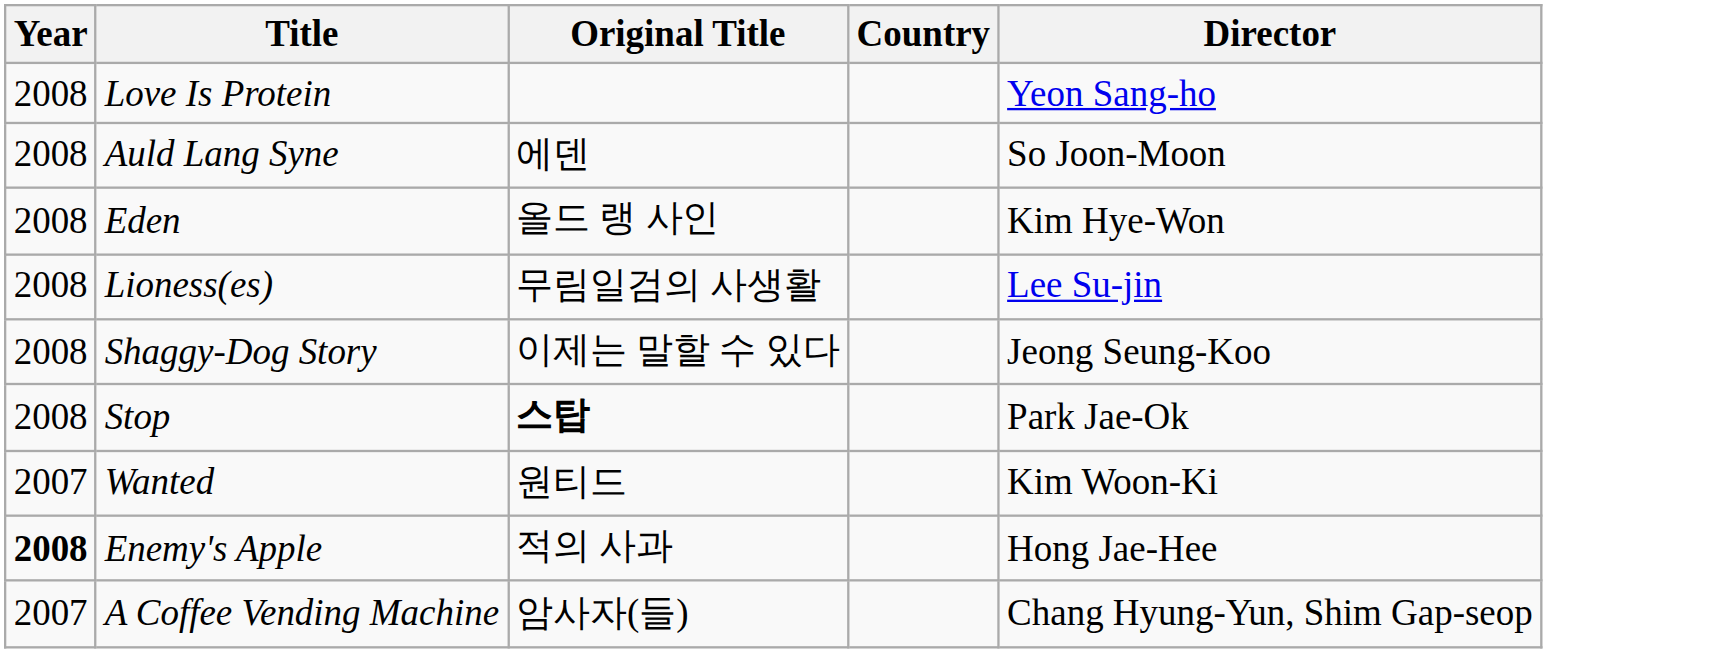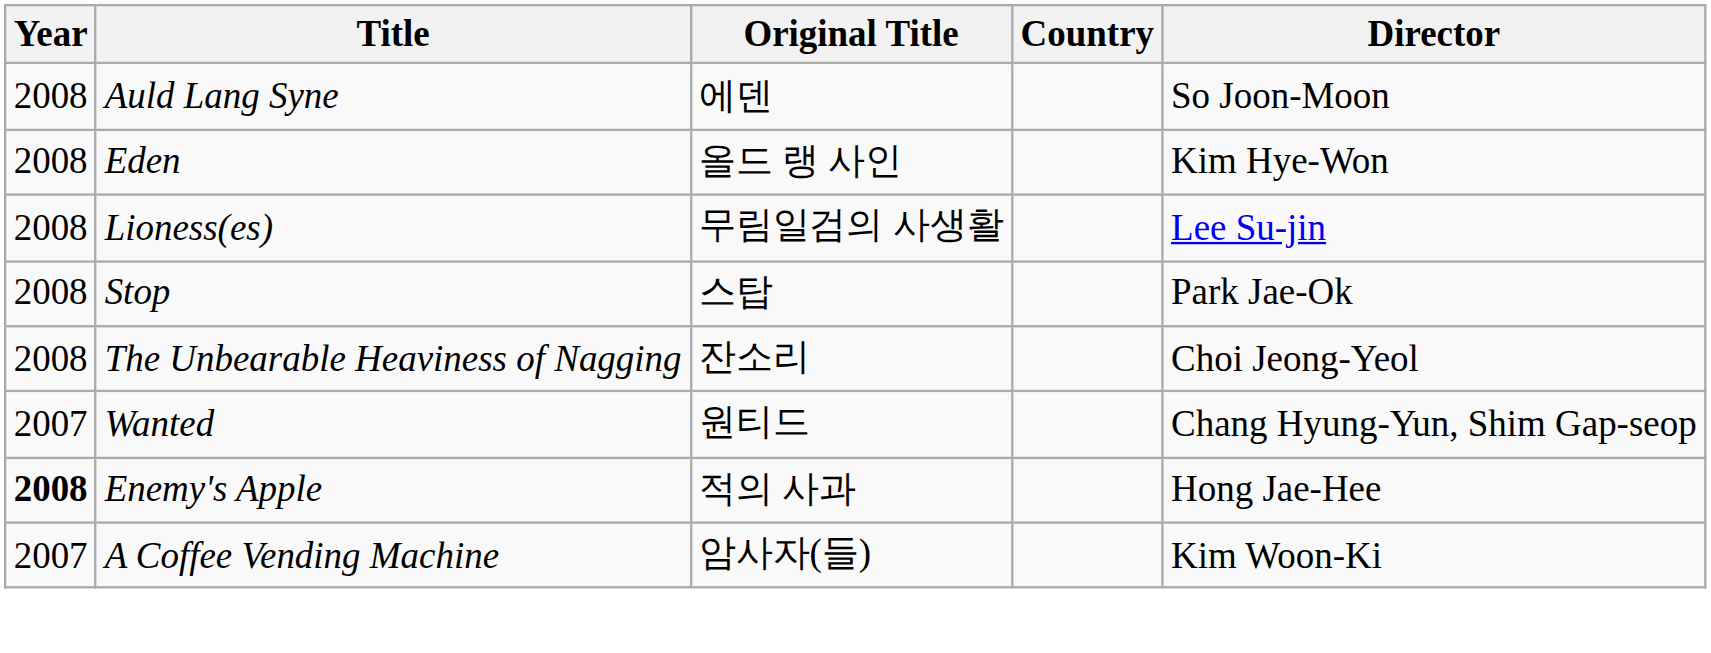- row: (218, 92)
- row: (241, 351)
(553, 415) bold -> (736, 291) normal
+ row: (393, 358)
(1113, 482) Kim Woon-Ki -> (1434, 423) Chang Hyung-Yun, Shim Gap-seop
(1270, 613) Chang Hyung-Yun, Shim Gap-seop -> (1277, 554) Kim Woon-Ki
